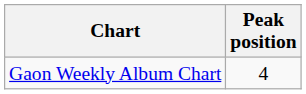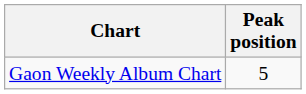(263, 72) 4 -> (263, 72) 5
